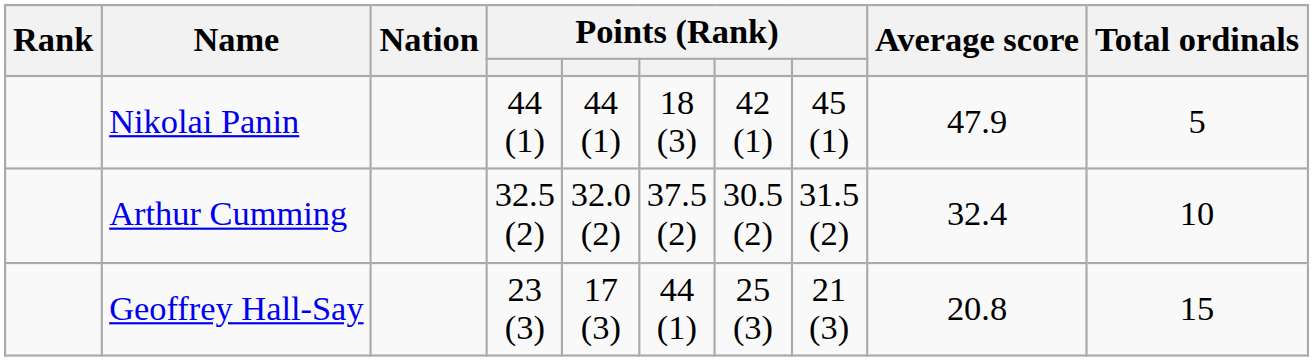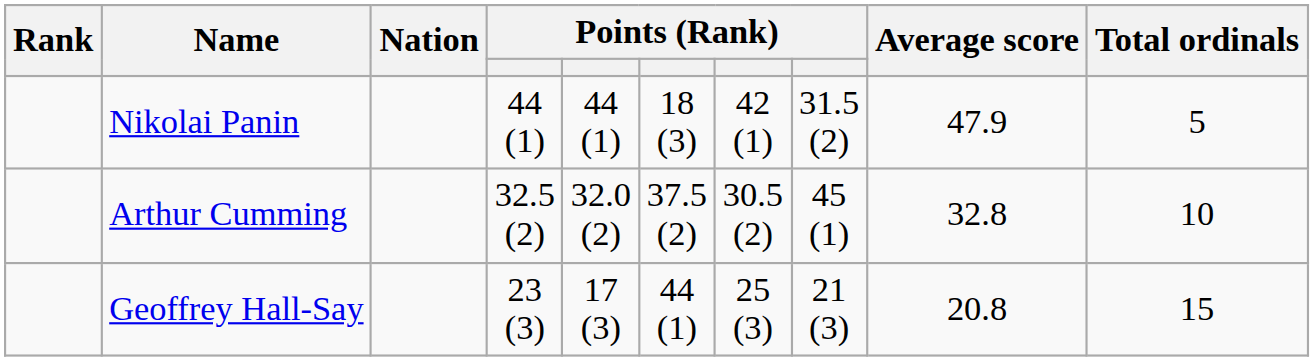(829, 121) 45 (1) -> (829, 121) 31.5 (2)
(829, 214) 31.5 (2) -> (829, 214) 45 (1)
(977, 214) 32.4 -> (977, 214) 32.8
